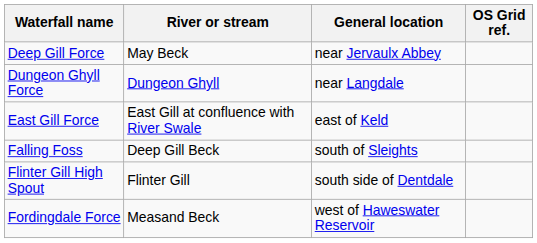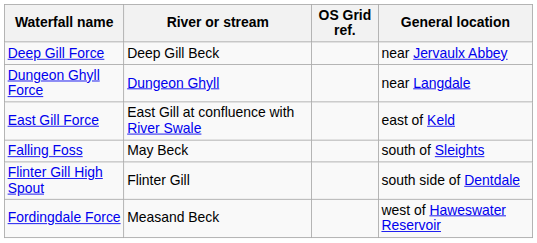columns swapped: (499, 23) <-> (389, 23)
(158, 53) May Beck -> (173, 53) Deep Gill Beck
(173, 150) Deep Gill Beck -> (158, 150) May Beck
